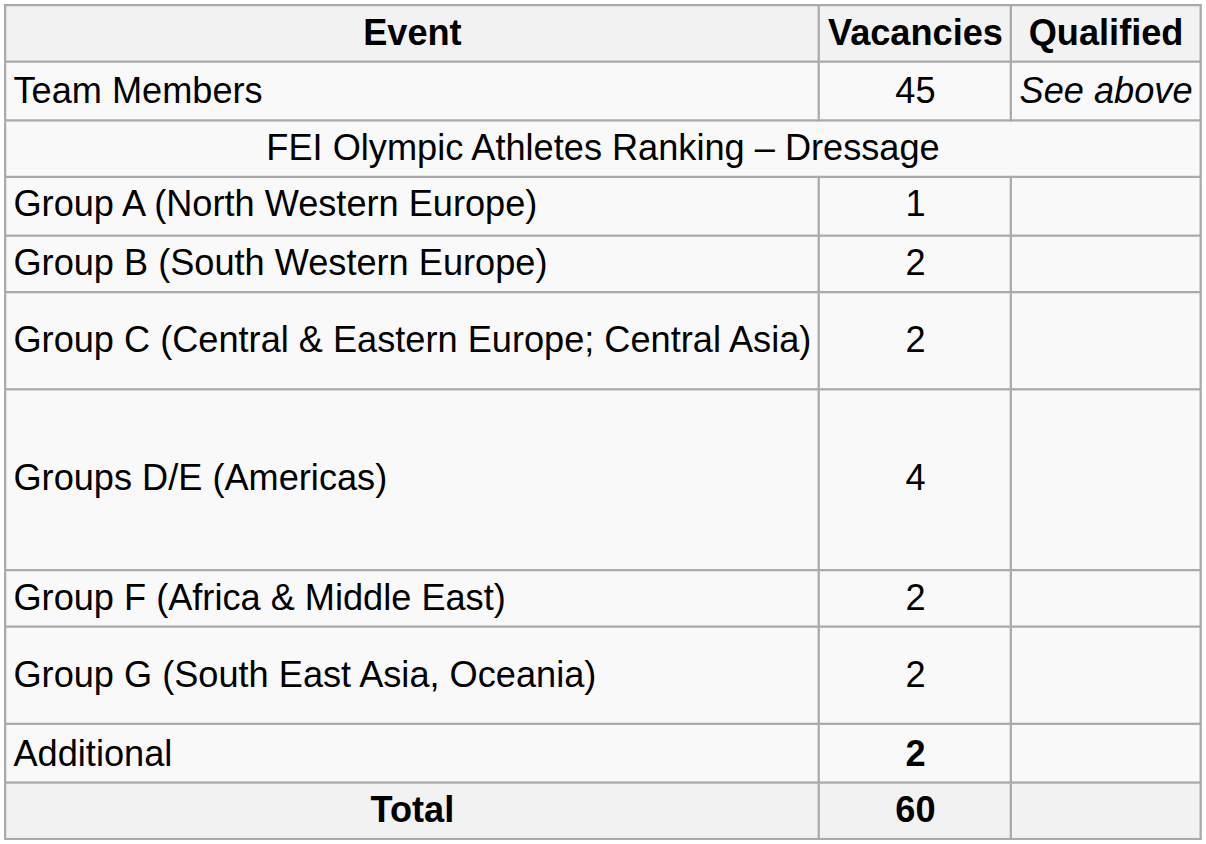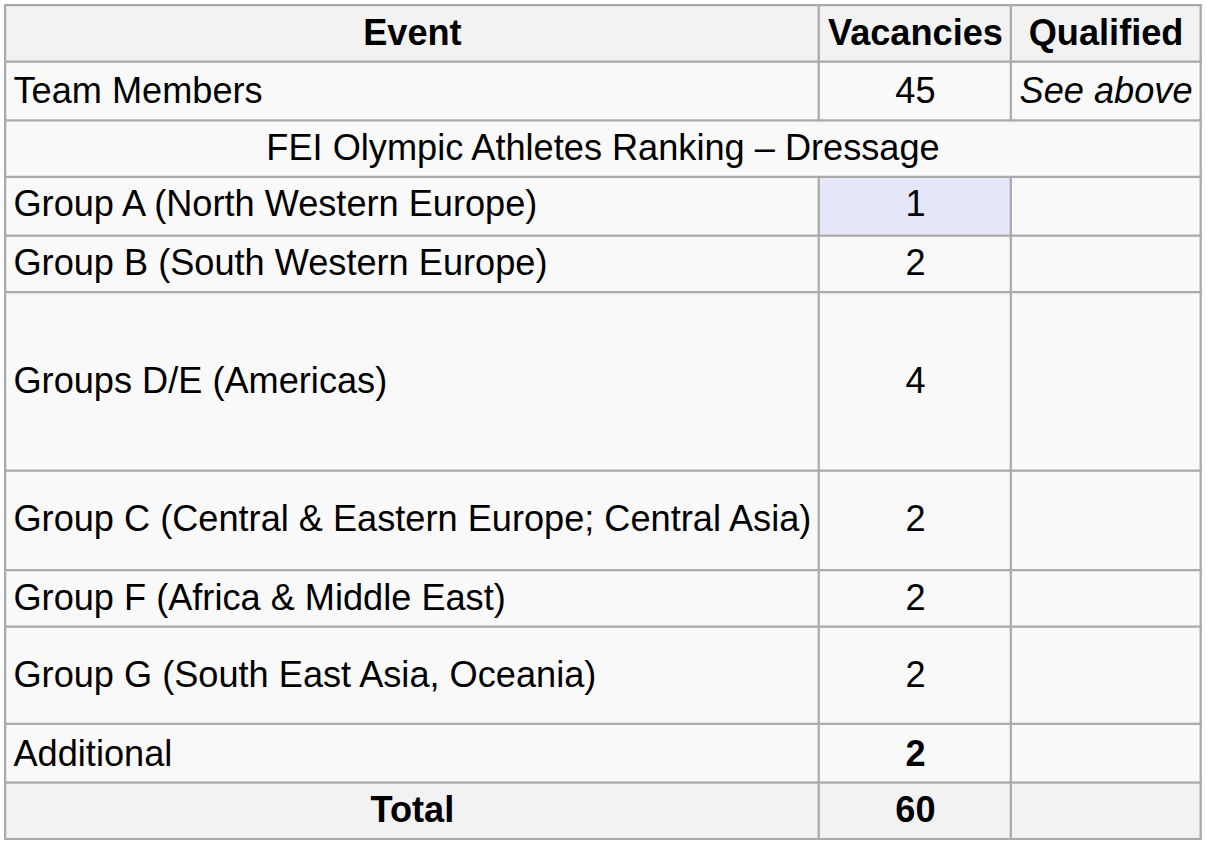(915, 205) no background -> (915, 205) lavender background
rows swapped: (412, 340) <-> (200, 478)
